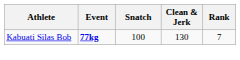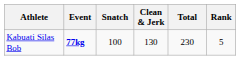+ column: (187, 17)
(219, 37) 7 -> (221, 42) 5
